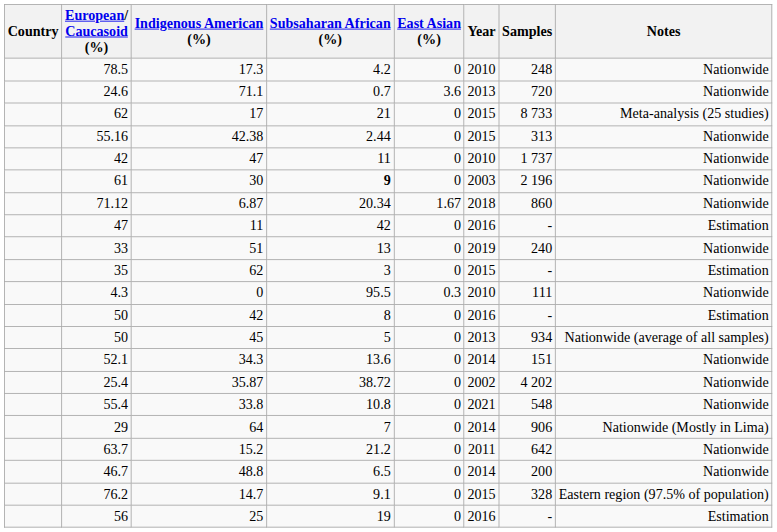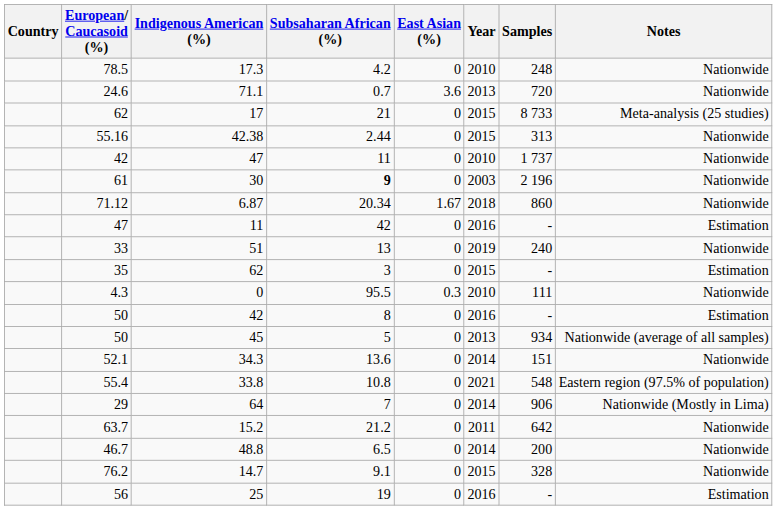- row: (247, 382)
(736, 404) Nationwide -> (664, 382) Eastern region (97.5% of population)
(664, 493) Eastern region (97.5% of population) -> (736, 471) Nationwide
